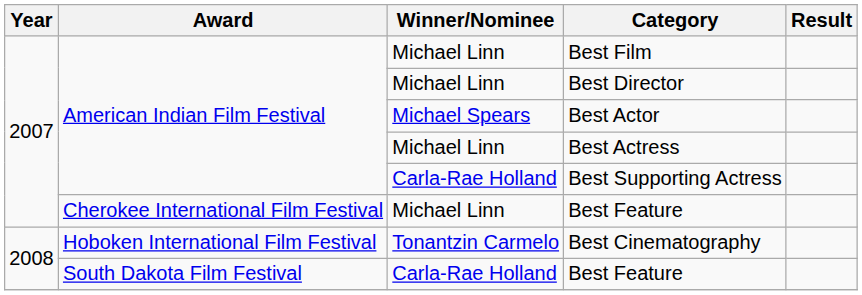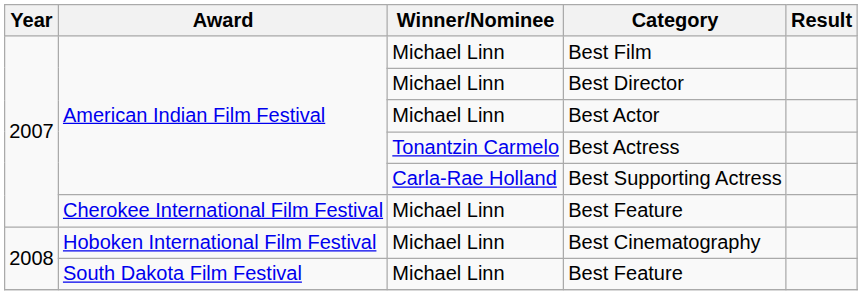(461, 115) Michael Spears -> (448, 115) Michael Linn
(448, 147) Michael Linn -> (476, 147) Tonantzin Carmelo
(476, 242) Tonantzin Carmelo -> (448, 242) Michael Linn
(475, 274) Carla-Rae Holland -> (448, 274) Michael Linn
